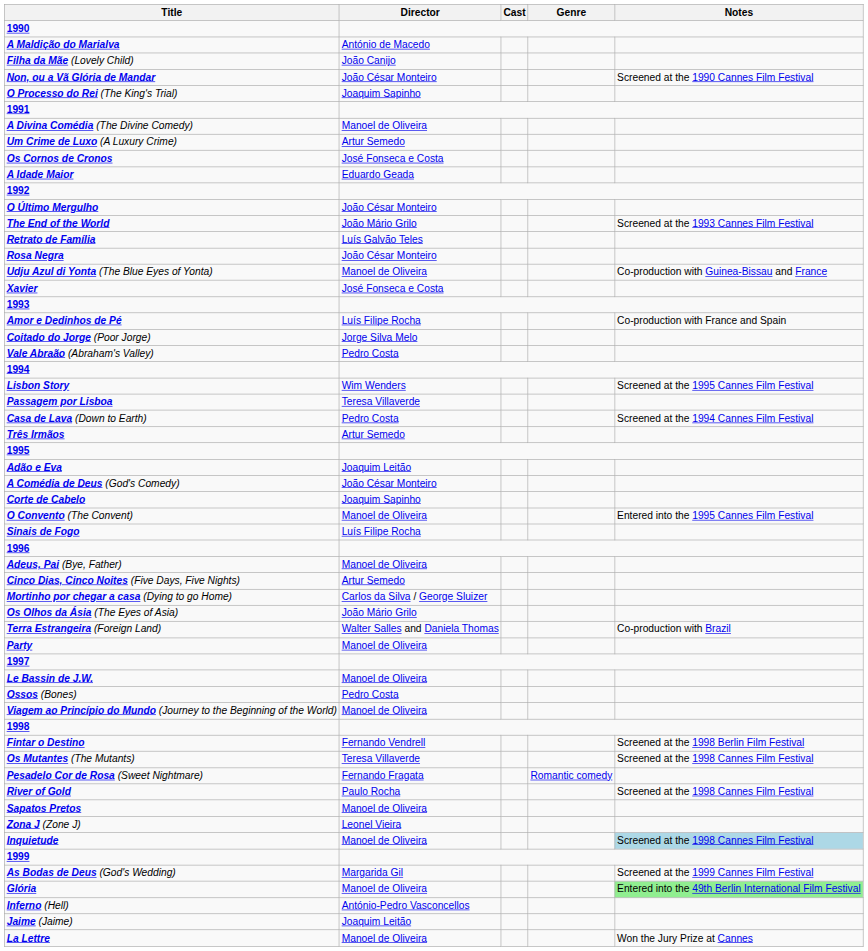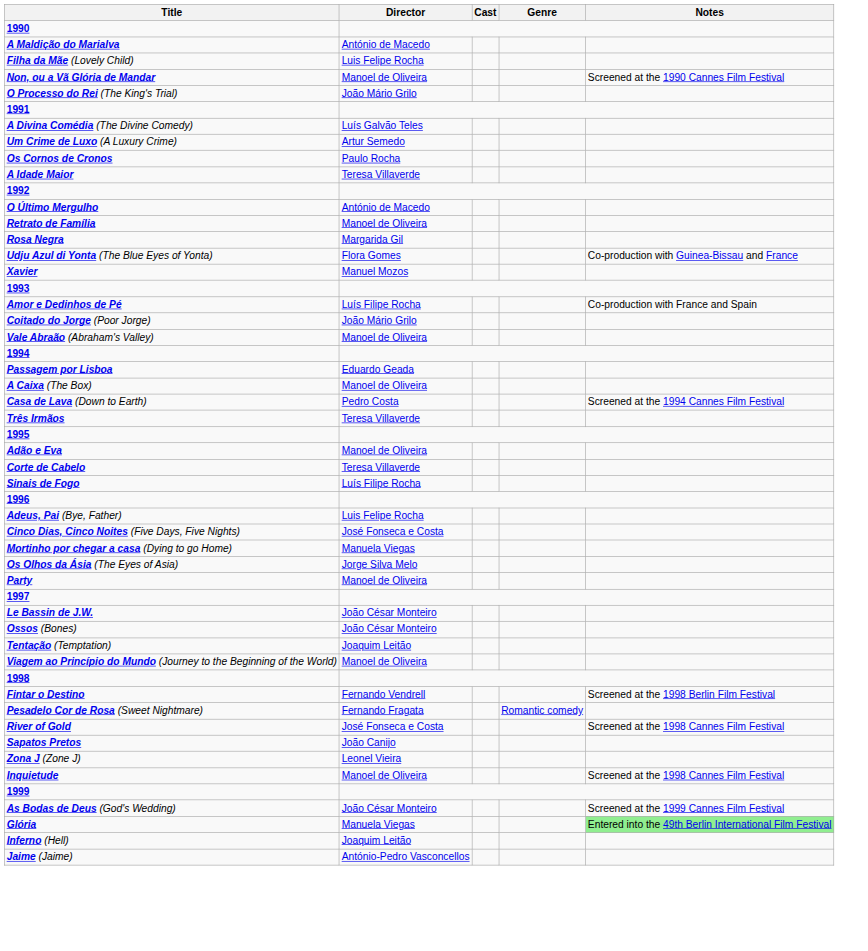(369, 61) João Canijo -> (383, 61) Luis Felipe Rocha
(389, 77) João César Monteiro -> (384, 77) Manoel de Oliveira
(381, 93) Joaquim Sapinho -> (379, 93) João Mário Grilo
(384, 126) Manoel de Oliveira -> (382, 126) Luís Galvão Teles
(393, 158) José Fonseca e Costa -> (371, 158) Paulo Rocha
(378, 175) Eduardo Geada -> (381, 175) Teresa Villaverde
(389, 207) João César Monteiro -> (386, 207) António de Macedo
- row: (58, 223)
(382, 239) Luís Galvão Teles -> (384, 223) Manoel de Oliveira
(389, 256) João César Monteiro -> (372, 239) Margarida Gil
(384, 272) Manoel de Oliveira -> (371, 256) Flora Gomes
(393, 288) José Fonseca e Costa -> (375, 272) Manuel Mozos
(380, 337) Jorge Silva Melo -> (379, 321) João Mário Grilo
(370, 353) Pedro Costa -> (384, 337) Manoel de Oliveira
- row: (38, 386)
(381, 402) Teresa Villaverde -> (378, 369) Eduardo Geada
+ row: (49, 386)
(373, 434) Artur Semedo -> (381, 418) Teresa Villaverde
(376, 467) Joaquim Leitão -> (384, 451) Manoel de Oliveira
- row: (93, 483)
(381, 499) Joaquim Sapinho -> (381, 467) Teresa Villaverde
- row: (70, 516)
(384, 564) Manoel de Oliveira -> (383, 516) Luis Felipe Rocha
(373, 581) Artur Semedo -> (393, 532) José Fonseca e Costa
(415, 597) Carlos da Silva / George Sluizer -> (378, 548) Manuela Viegas
(379, 613) João Mário Grilo -> (380, 564) Jorge Silva Melo
- row: (84, 629)
(384, 678) Manoel de Oliveira -> (389, 613) João César Monteiro
(370, 694) Pedro Costa -> (389, 629) João César Monteiro
+ row: (59, 645)
- row: (71, 759)
(371, 792) Paulo Rocha -> (393, 727) José Fonseca e Costa
(384, 808) Manoel de Oliveira -> (369, 743) João Canijo
(715, 840) lightblue background -> (686, 775) no background
(372, 873) Margarida Gil -> (389, 808) João César Monteiro
(384, 889) Manoel de Oliveira -> (378, 824) Manuela Viegas
(406, 905) António-Pedro Vasconcellos -> (376, 840) Joaquim Leitão
(376, 922) Joaquim Leitão -> (406, 857) António-Pedro Vasconcellos
- row: (28, 938)
